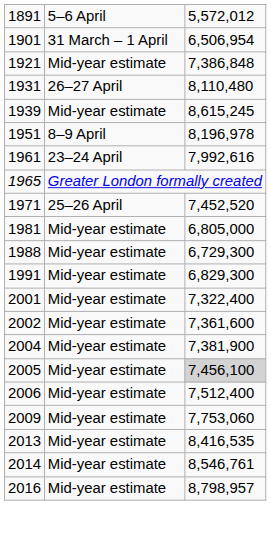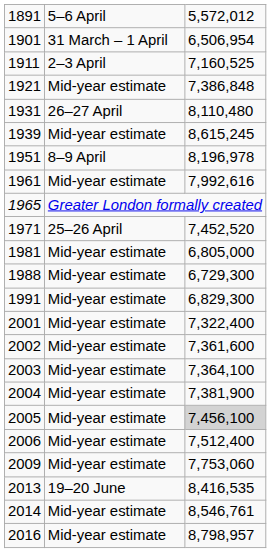+ row: (24, 63)
(85, 157) 23–24 April -> (107, 181) Mid-year estimate
+ row: (24, 370)
(107, 441) Mid-year estimate -> (87, 488) 19–20 June
